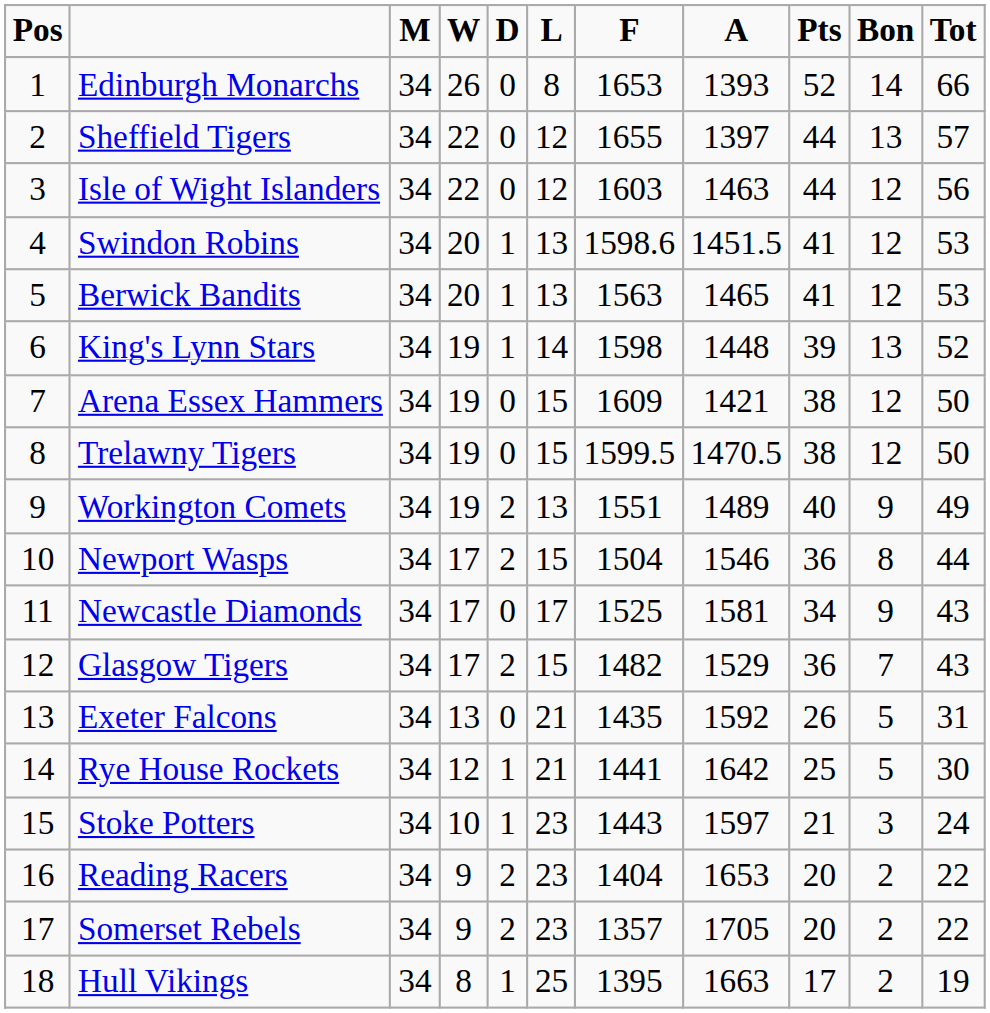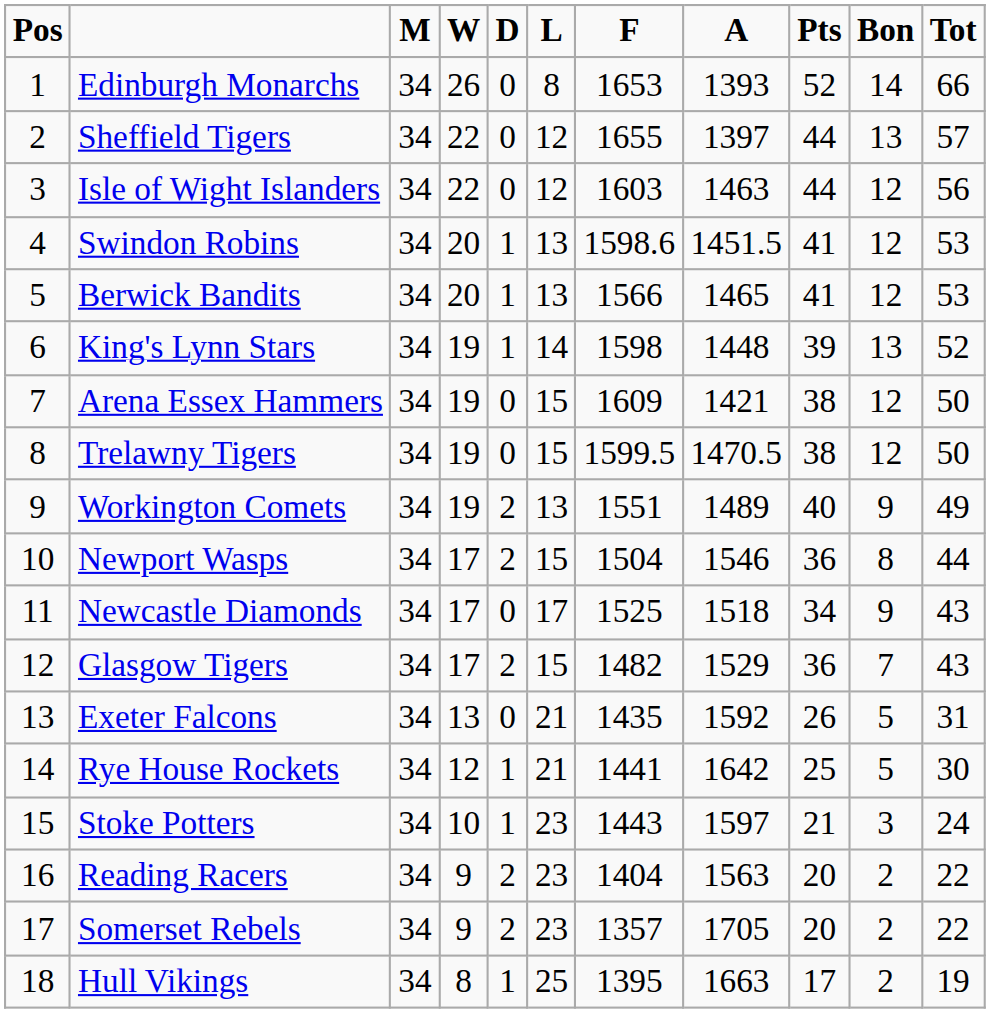(629, 294) 1563 -> (629, 294) 1566
(736, 611) 1581 -> (736, 611) 1518
(736, 875) 1653 -> (736, 875) 1563
